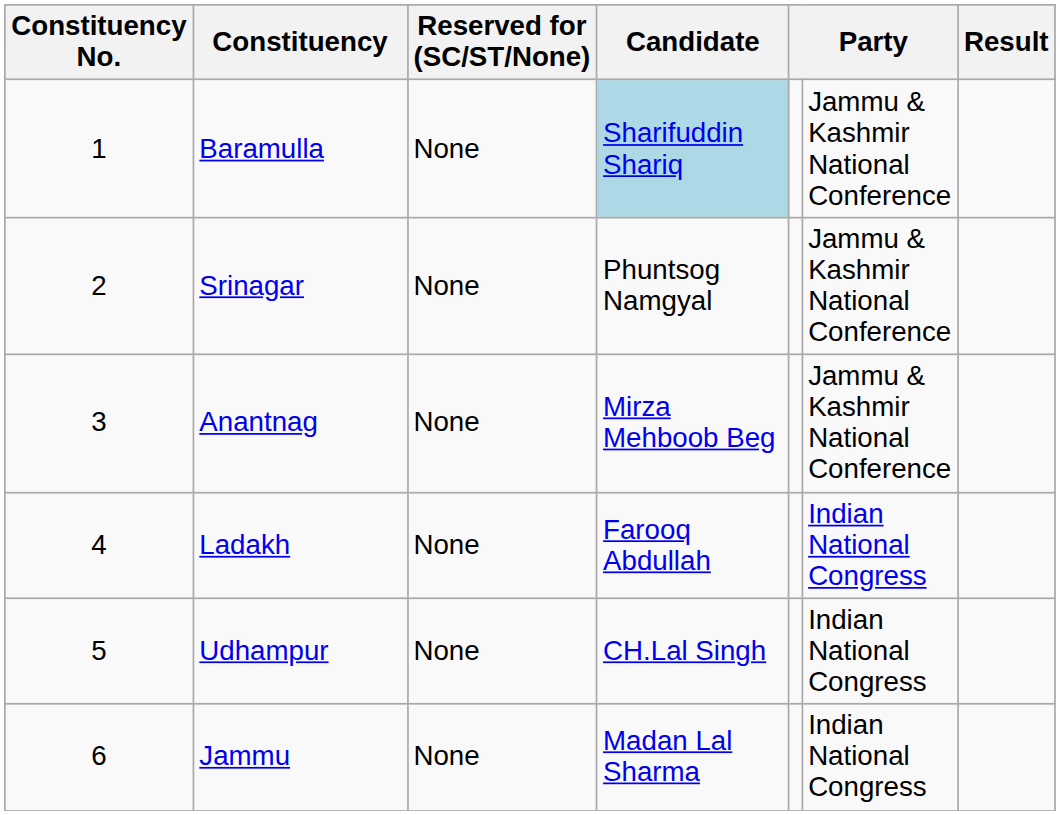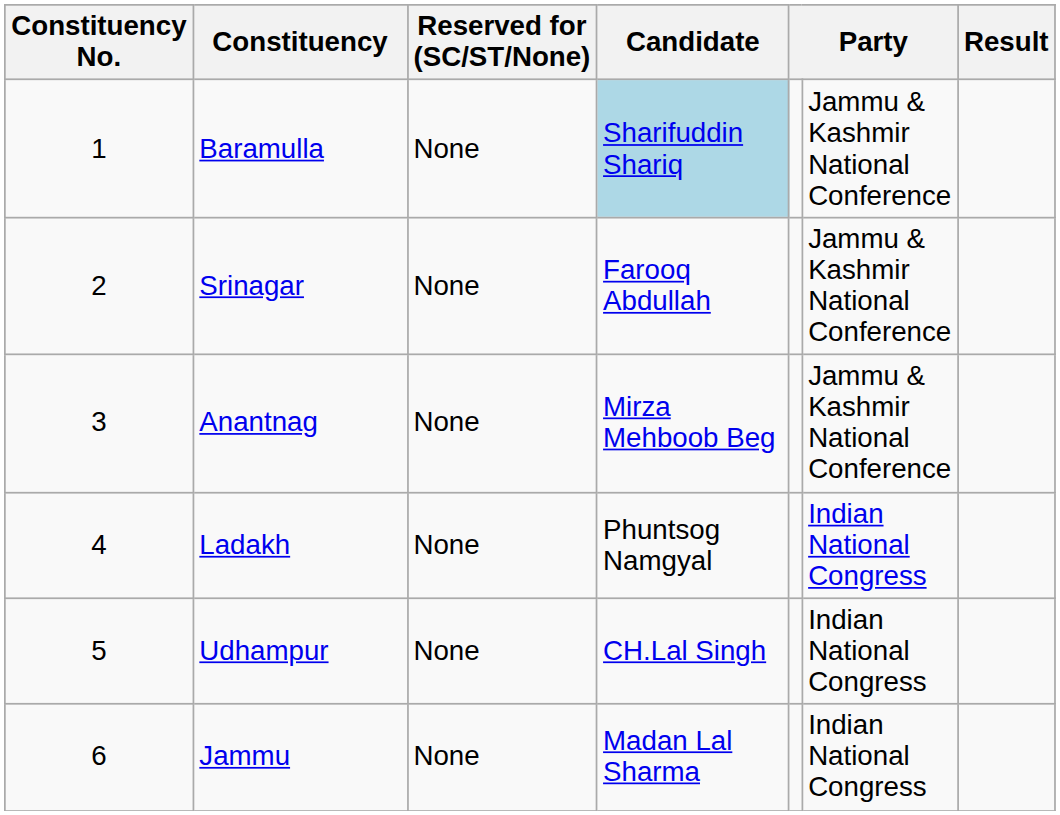(662, 285) Phuntsog Namgyal -> (657, 285) Farooq Abdullah
(657, 544) Farooq Abdullah -> (662, 544) Phuntsog Namgyal
